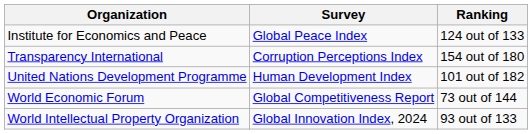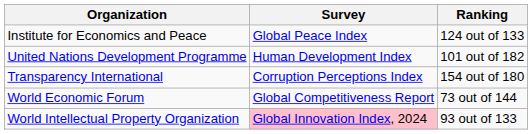rows swapped: (127, 77) <-> (85, 56)
(340, 118) no background -> (340, 118) pink background
